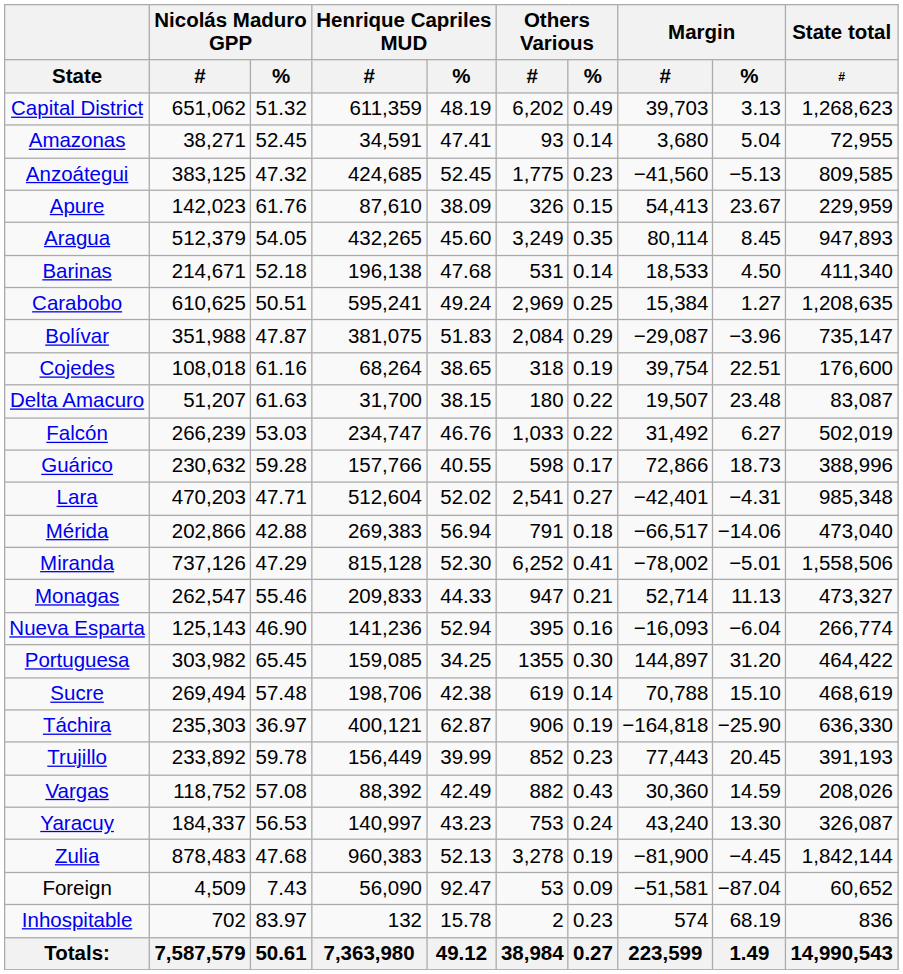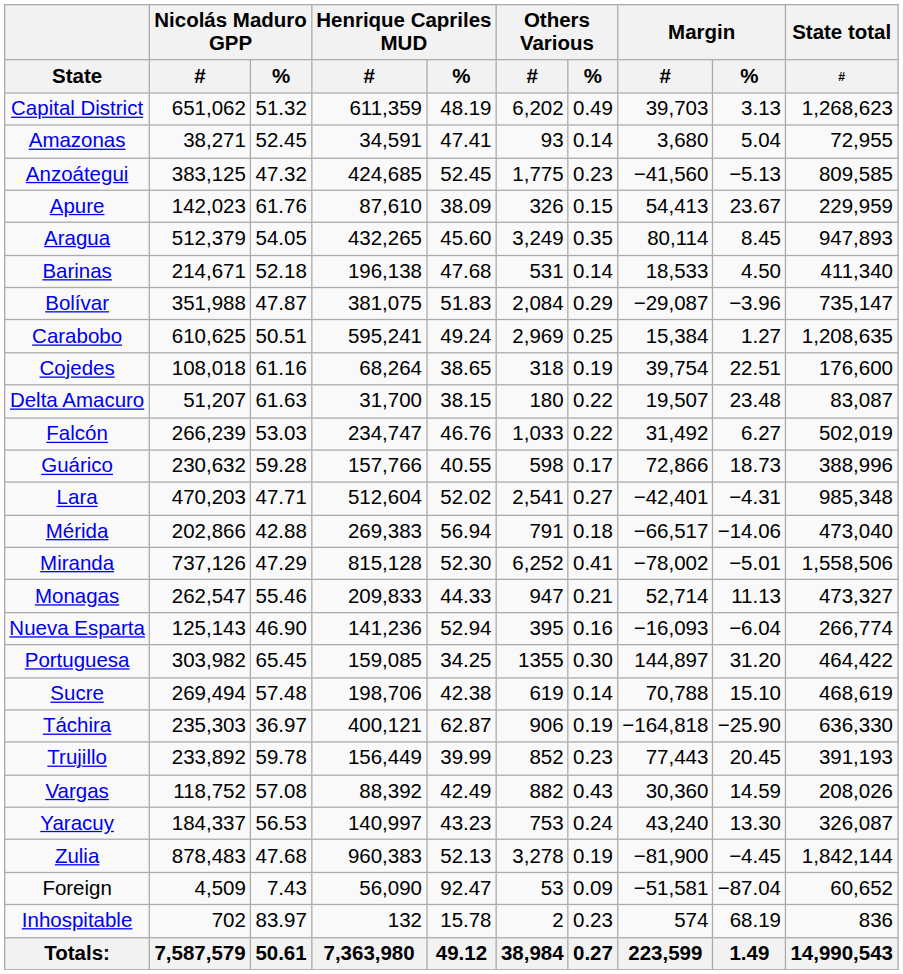rows swapped: (77, 336) <-> (77, 303)
